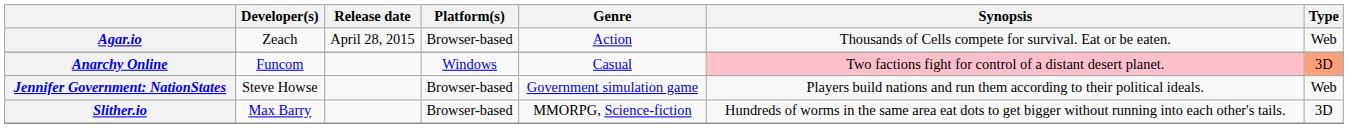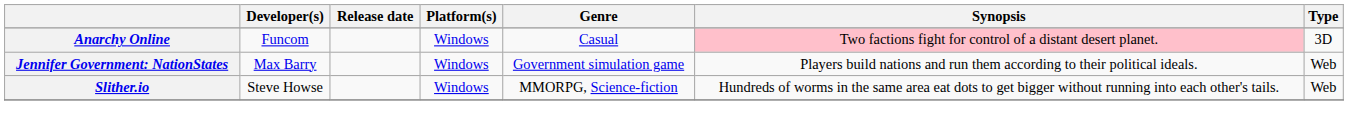- row: (120, 39)
(1324, 63) lightsalmon background -> (1323, 39) no background
(280, 87) Steve Howse -> (285, 63) Max Barry
(470, 87) Browser-based -> (461, 63) Windows
(280, 111) Max Barry -> (285, 87) Steve Howse
(470, 111) Browser-based -> (461, 87) Windows
(1324, 111) 3D -> (1323, 87) Web
